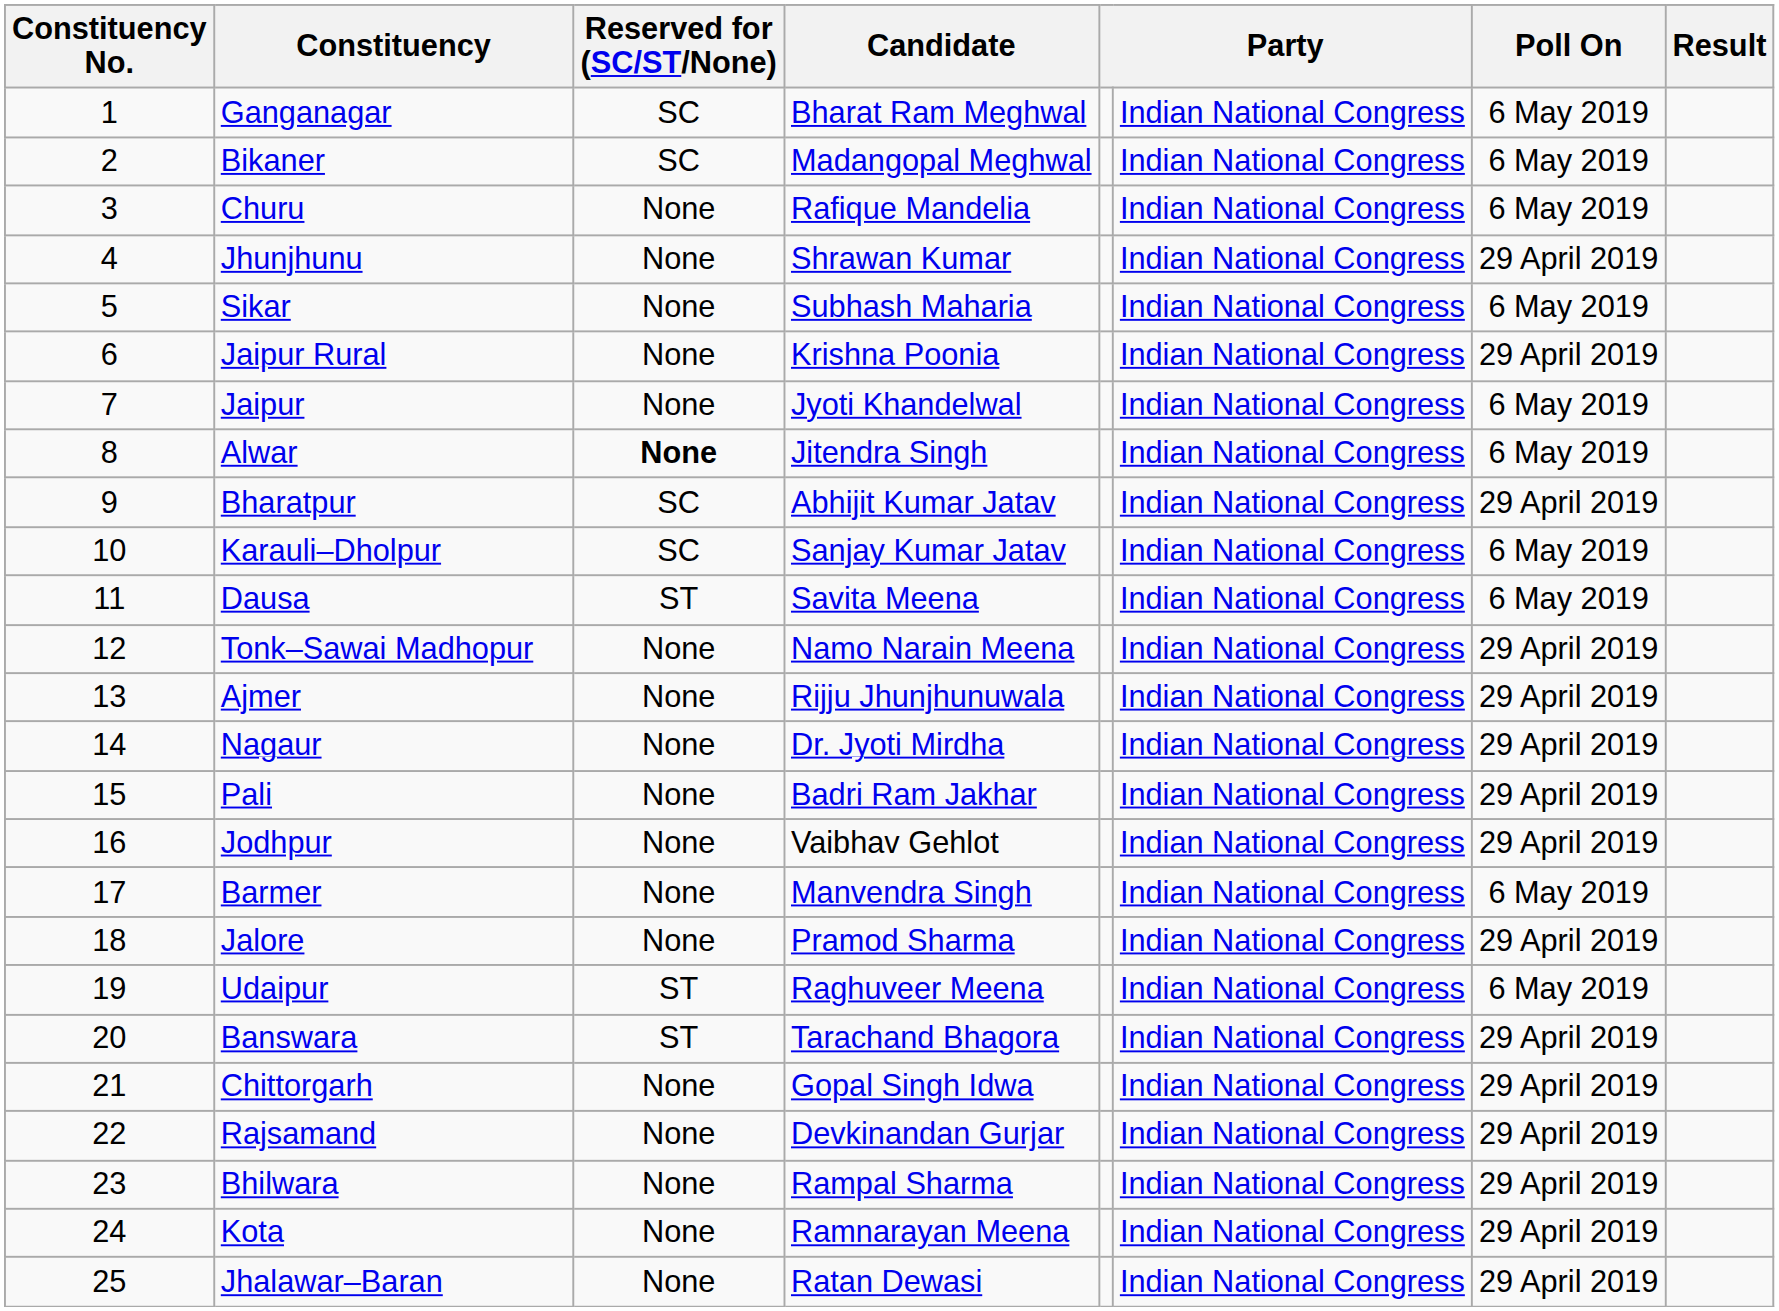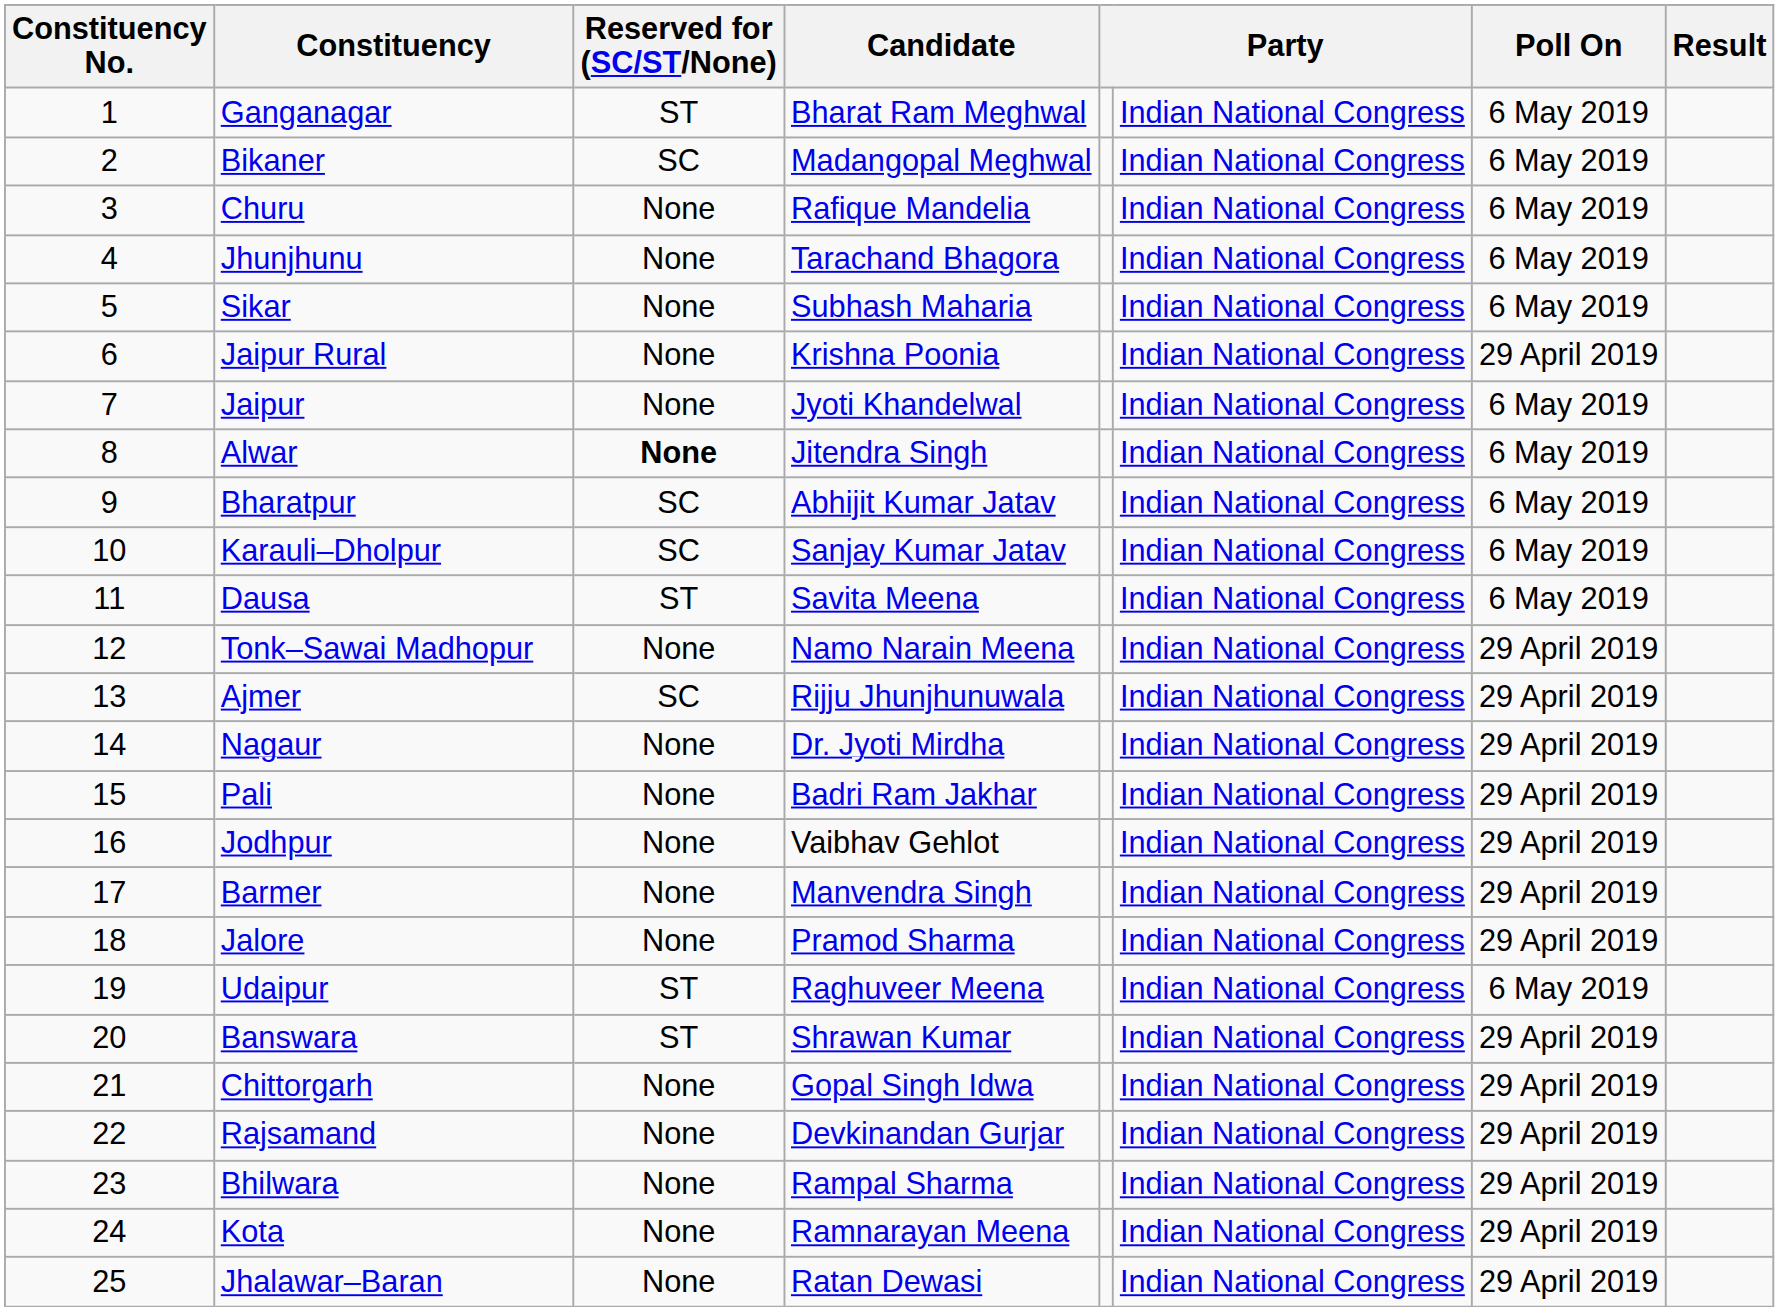(679, 112) SC -> (679, 112) ST
(901, 258) Shrawan Kumar -> (925, 258) Tarachand Bhagora
(1569, 258) 29 April 2019 -> (1569, 258) 6 May 2019
(1569, 501) 29 April 2019 -> (1569, 501) 6 May 2019
(679, 696) None -> (679, 696) SC
(1569, 891) 6 May 2019 -> (1569, 891) 29 April 2019
(925, 1037) Tarachand Bhagora -> (901, 1037) Shrawan Kumar
